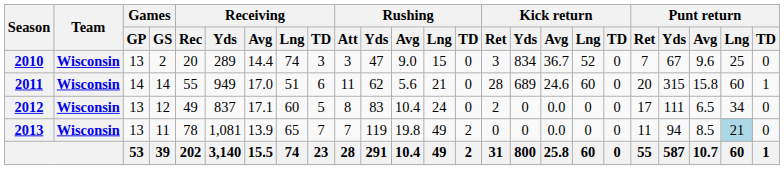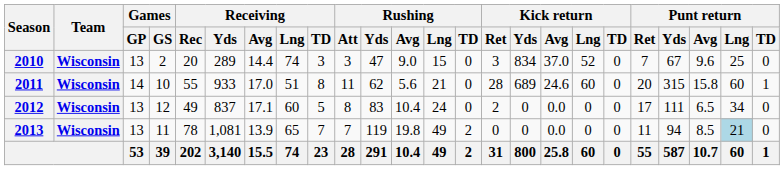(556, 61) 36.7 -> (556, 61) 37.0
(163, 84) 14 -> (163, 84) 10
(225, 84) 949 -> (225, 84) 933
(321, 84) 6 -> (321, 84) 8
